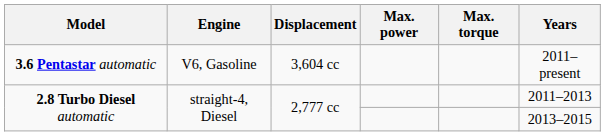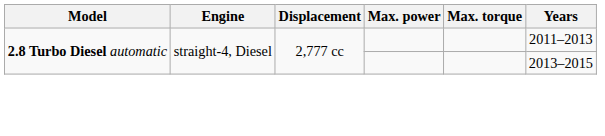- row: (86, 64)
